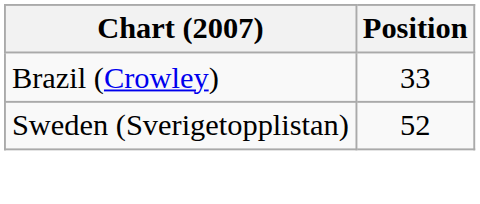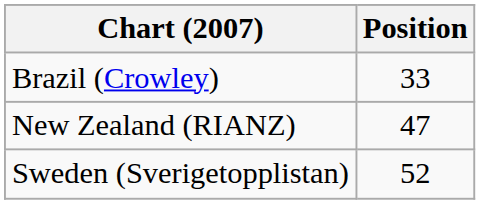+ row: (154, 125)
